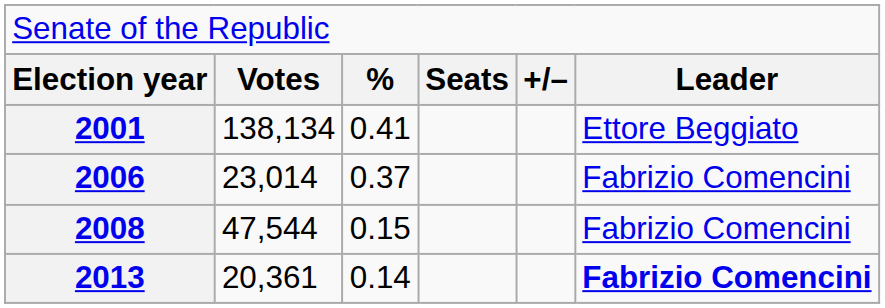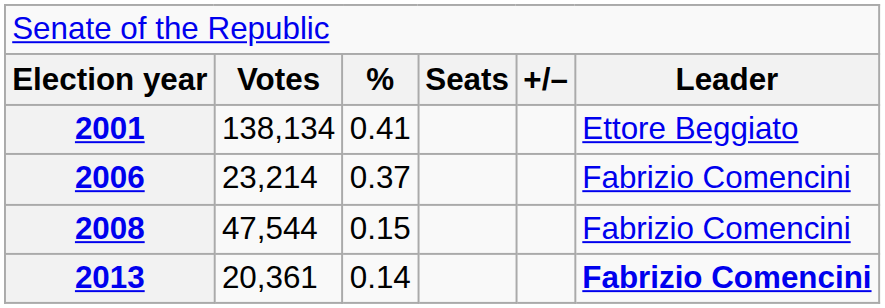(270, 178) 23,014 -> (270, 178) 23,214
